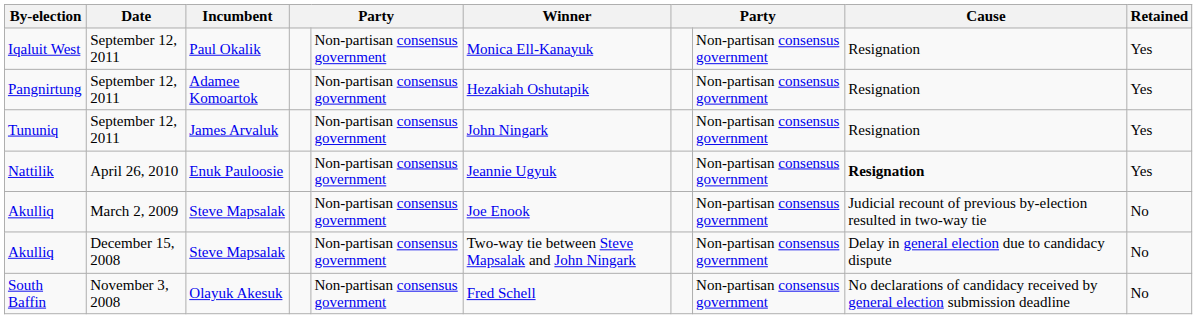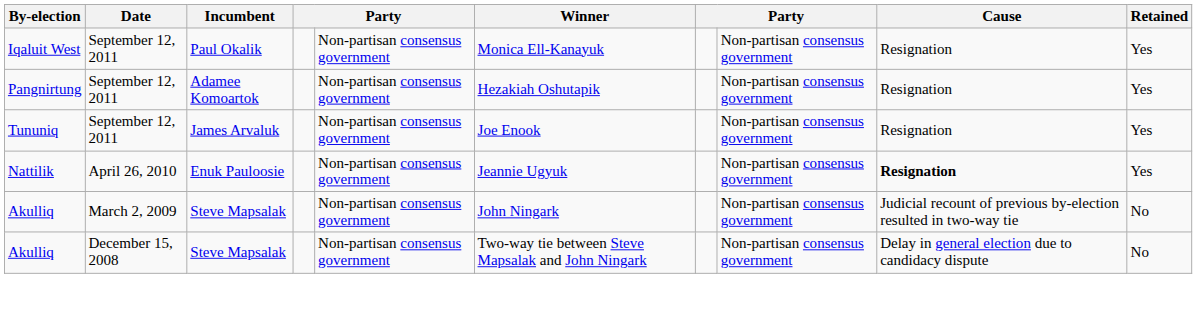(507, 130) John Ningark -> (509, 130) Joe Enook
(498, 211) Joe Enook -> (518, 211) John Ningark
- row: (27, 293)
